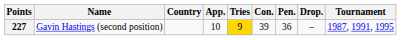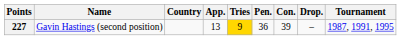columns swapped: (264, 11) <-> (287, 11)
(215, 27) 10 -> (215, 27) 13
